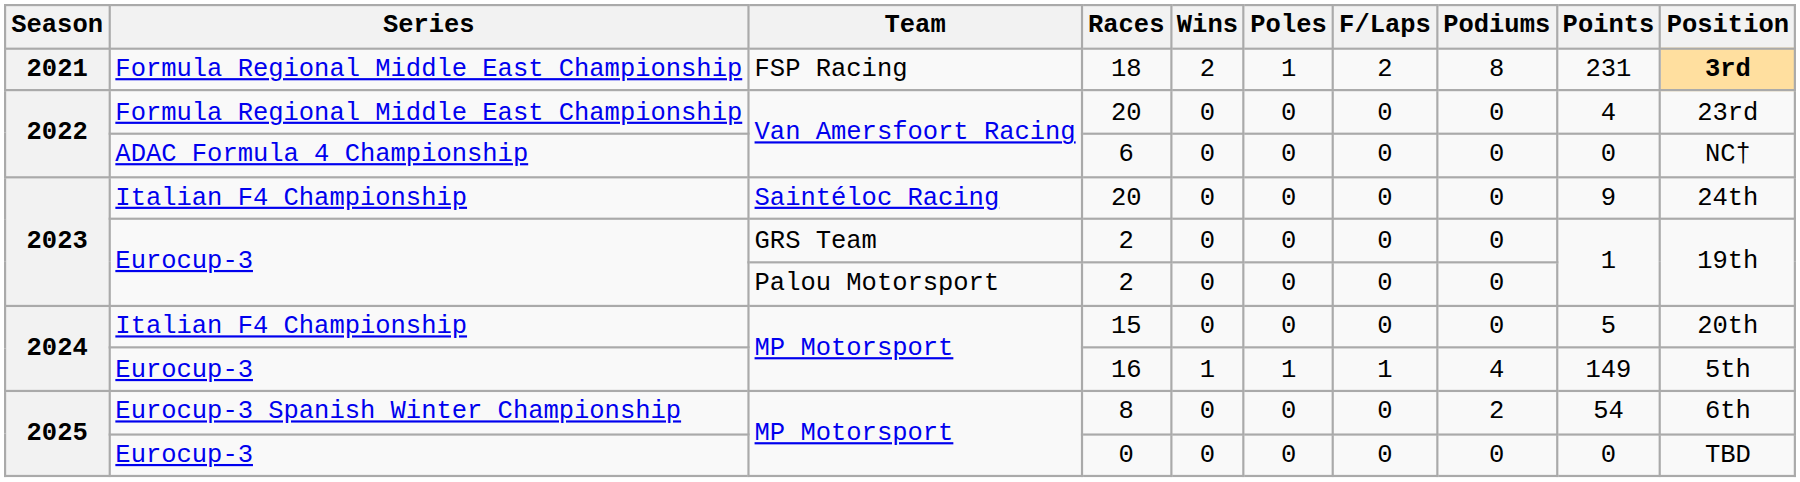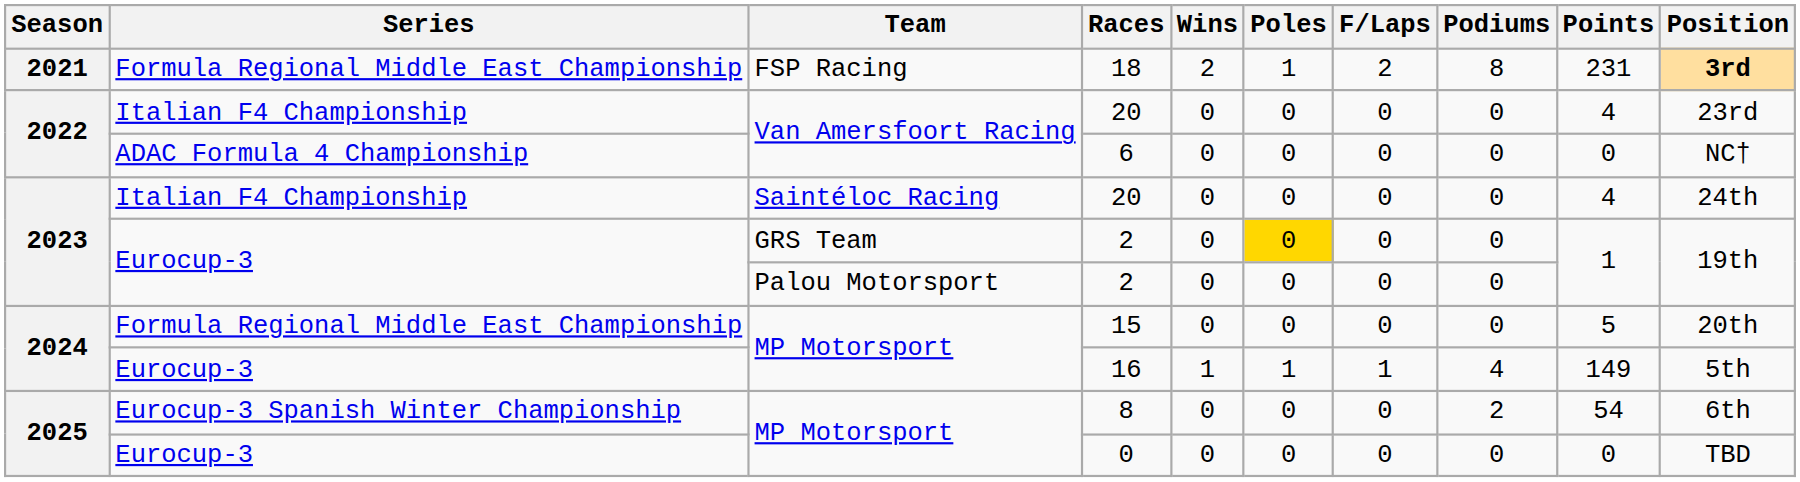(429, 112) Formula Regional Middle East Championship -> (291, 112) Italian F4 Championship
(1608, 198) 9 -> (1608, 198) 4
(1289, 240) no background -> (1289, 240) gold background
(291, 326) Italian F4 Championship -> (429, 326) Formula Regional Middle East Championship
